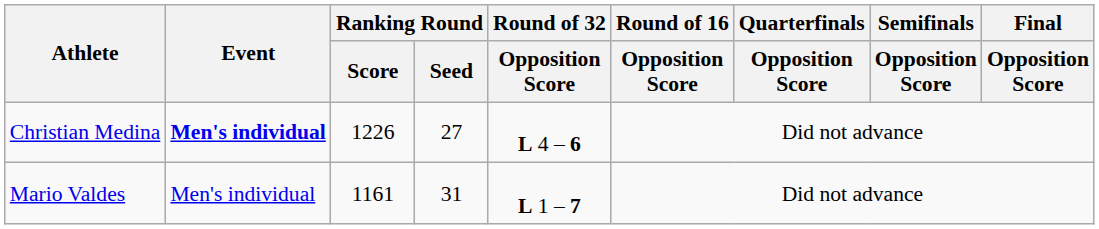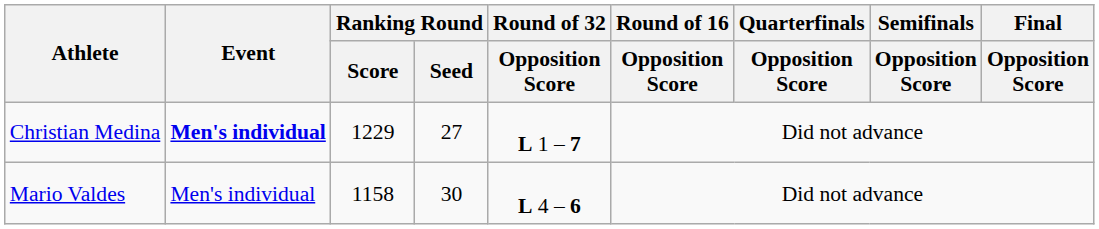(373, 132) 1226 -> (373, 132) 1229
(549, 144) L 4 – 6 -> (549, 144) L 1 – 7
(373, 193) 1161 -> (373, 193) 1158
(451, 193) 31 -> (451, 193) 30
(549, 206) L 1 – 7 -> (549, 206) L 4 – 6
